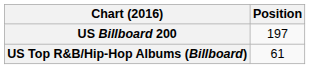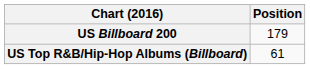(278, 34) 197 -> (278, 34) 179
